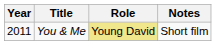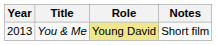(19, 31) 2011 -> (20, 31) 2013
